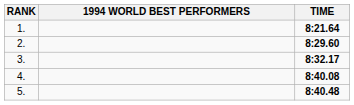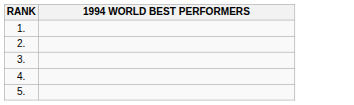- column: (322, 12)
